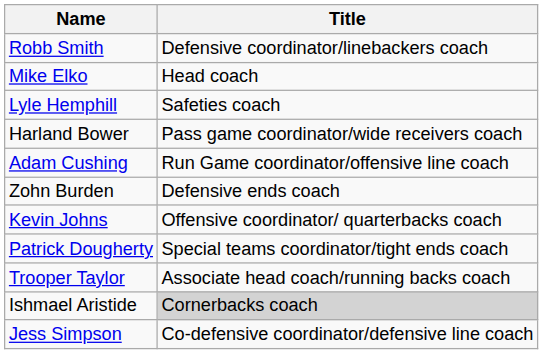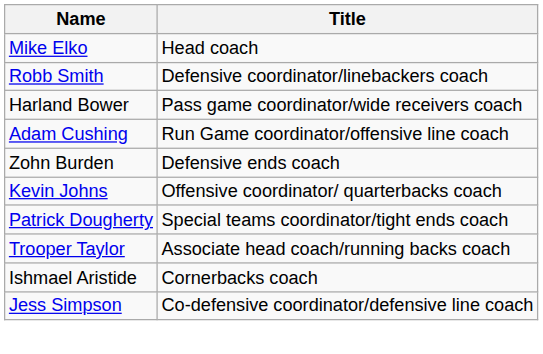rows swapped: (48, 77) <-> (56, 48)
- row: (63, 105)
(240, 306) lightgrey background -> (240, 277) no background
